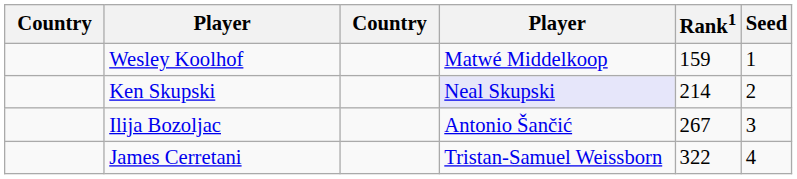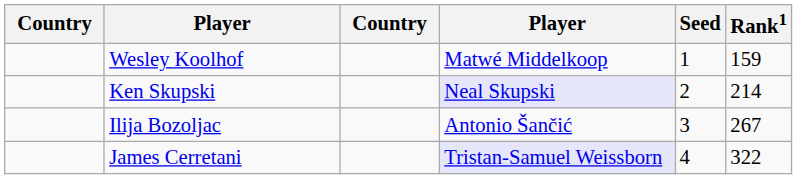columns swapped: (708, 23) <-> (767, 23)
(553, 157) no background -> (553, 157) lavender background
